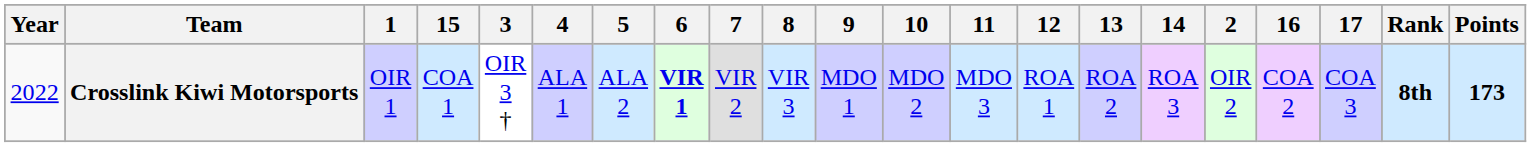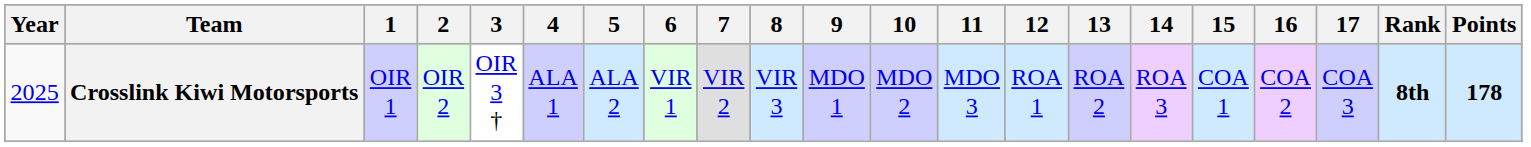columns swapped: (1231, 23) <-> (448, 23)
(35, 91) 2022 -> (35, 91) 2025
(682, 91) bold -> (671, 91) normal
(1487, 91) 173 -> (1484, 91) 178
